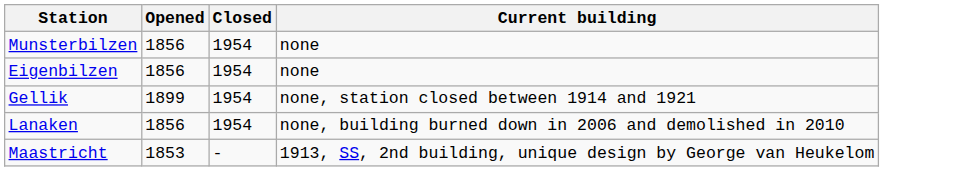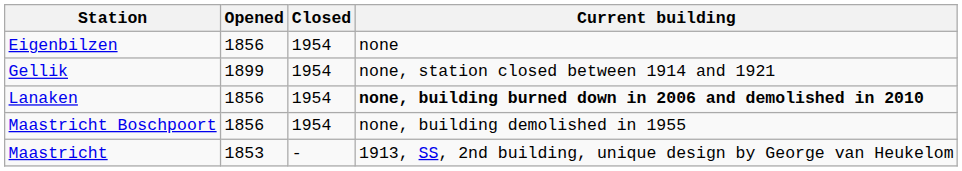- row: (73, 45)
(562, 126) normal -> (641, 99) bold
+ row: (113, 126)
